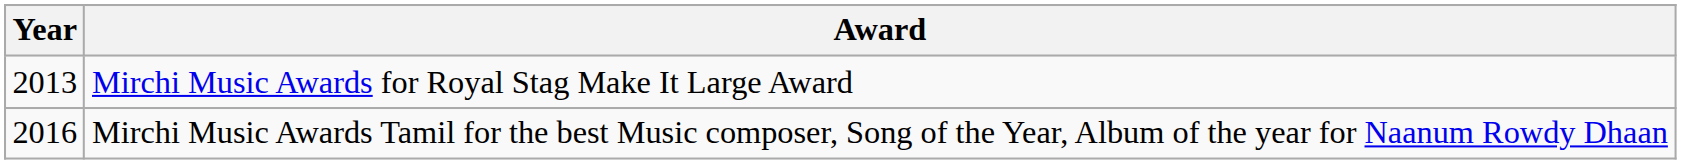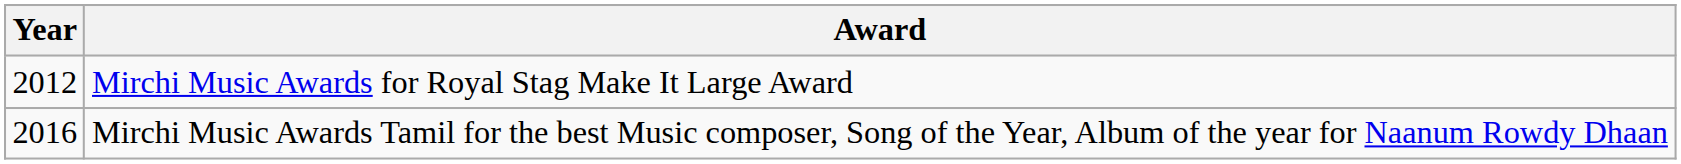(45, 81) 2013 -> (45, 81) 2012
